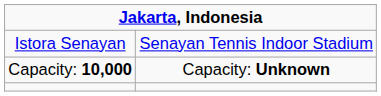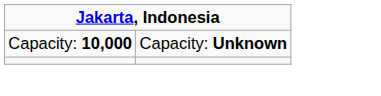- row: (70, 43)
